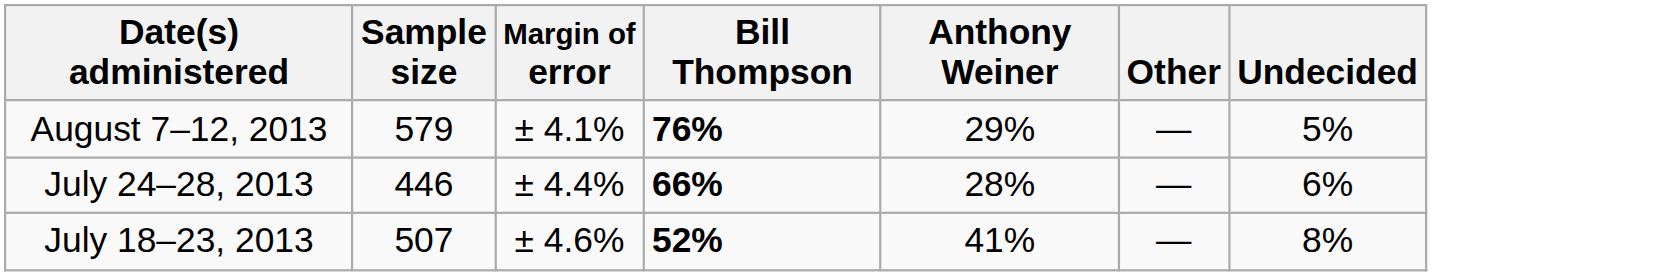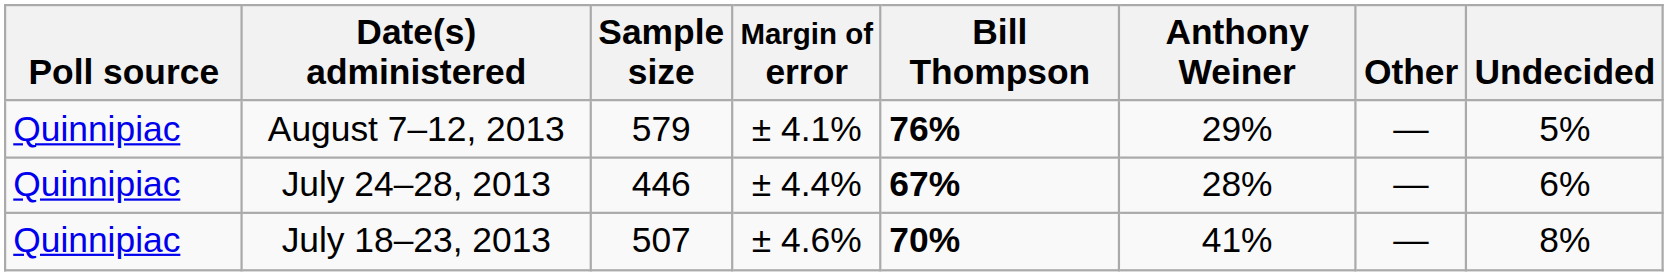+ column: (124, 72)
(687, 184) 66% -> (925, 184) 67%
(687, 240) 52% -> (925, 240) 70%
